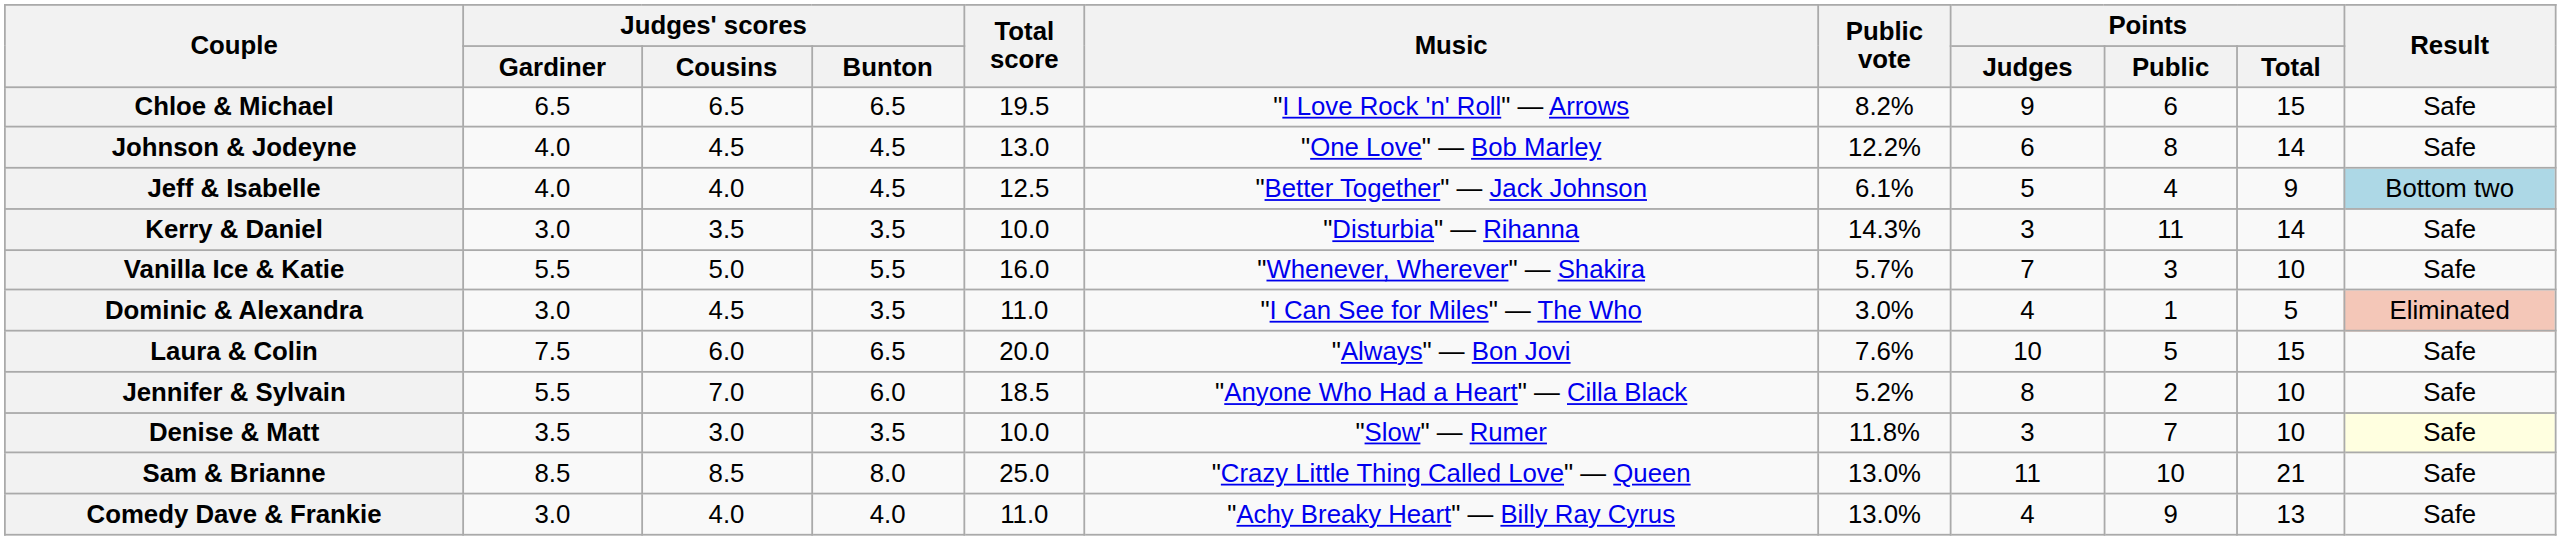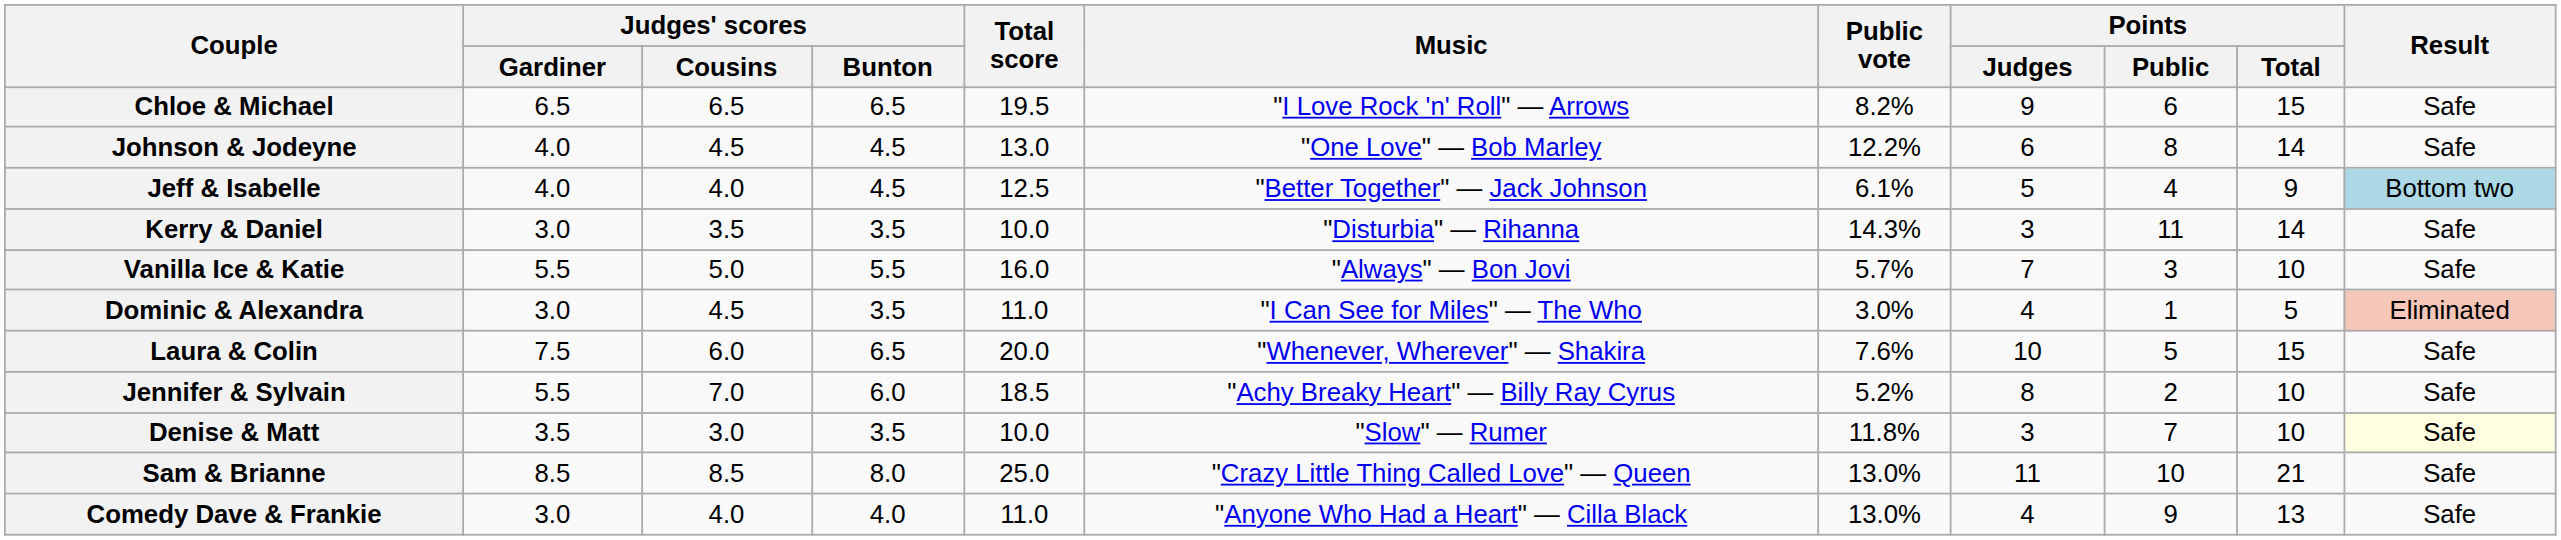(1451, 270) "Whenever, Wherever" — Shakira -> (1451, 270) "Always" — Bon Jovi
(1451, 351) "Always" — Bon Jovi -> (1451, 351) "Whenever, Wherever" — Shakira
(1451, 392) "Anyone Who Had a Heart" — Cilla Black -> (1451, 392) "Achy Breaky Heart" — Billy Ray Cyrus
(1451, 514) "Achy Breaky Heart" — Billy Ray Cyrus -> (1451, 514) "Anyone Who Had a Heart" — Cilla Black
